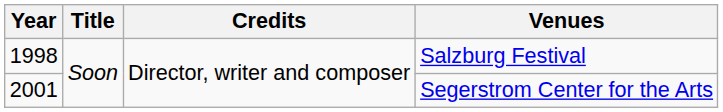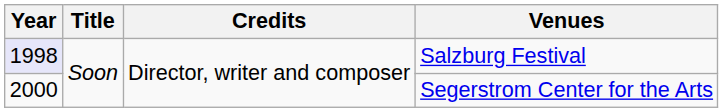(34, 55) no background -> (34, 55) lavender background
(34, 90) 2001 -> (34, 90) 2000
